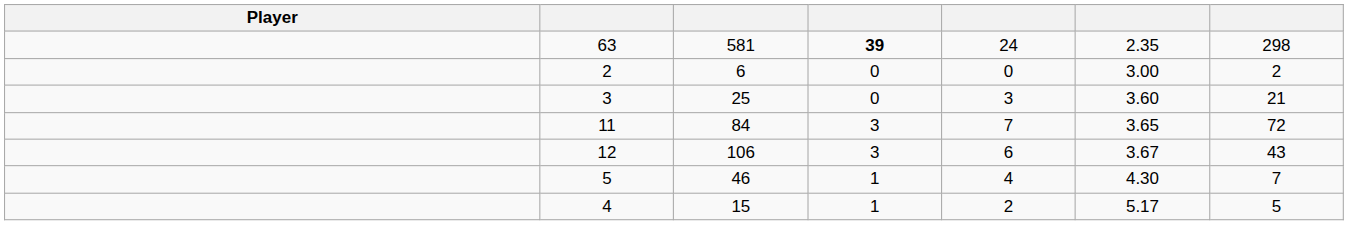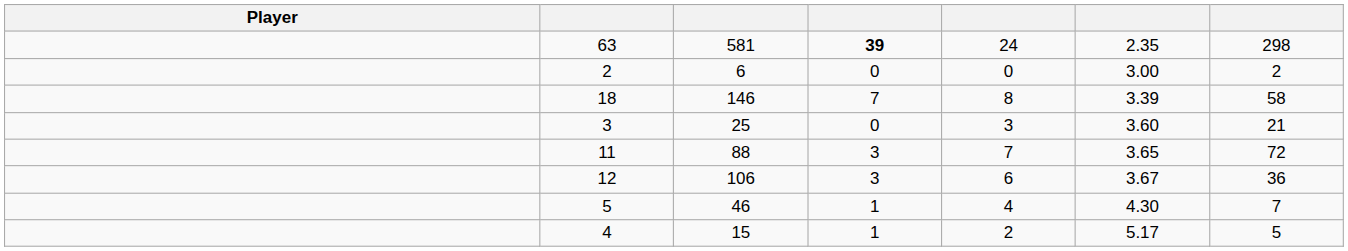+ row: (607, 98)
(741, 125) 84 -> (741, 152) 88
(1276, 152) 43 -> (1276, 179) 36
